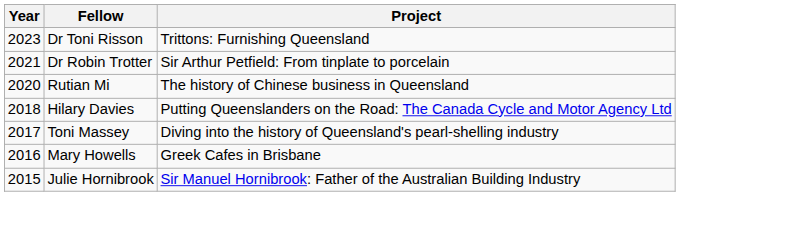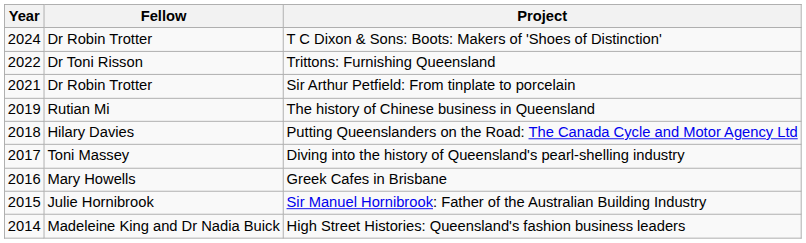+ row: (474, 39)
(24, 39) 2023 -> (24, 62) 2022
(24, 86) 2020 -> (24, 109) 2019
+ row: (486, 226)
